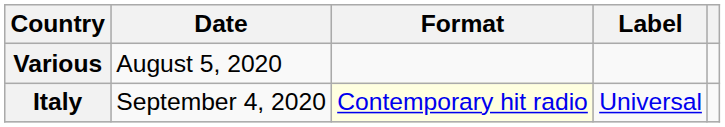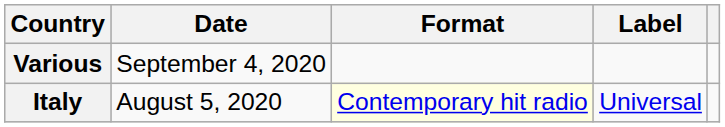(199, 63) August 5, 2020 -> (221, 63) September 4, 2020
(221, 102) September 4, 2020 -> (199, 102) August 5, 2020
